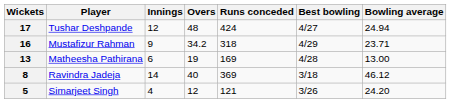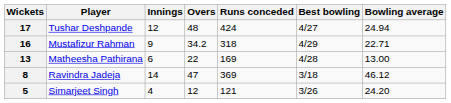(377, 43) 23.71 -> (377, 43) 22.71
(193, 59) 19 -> (193, 59) 22
(193, 75) 40 -> (193, 75) 47
